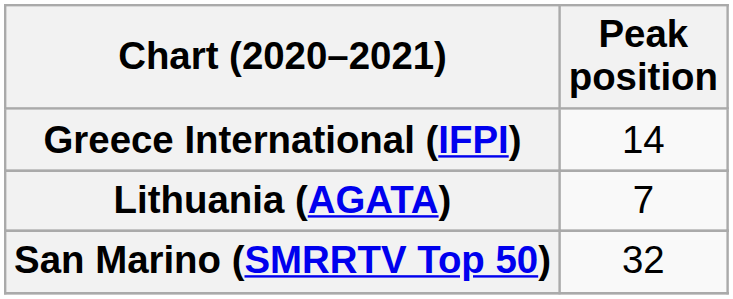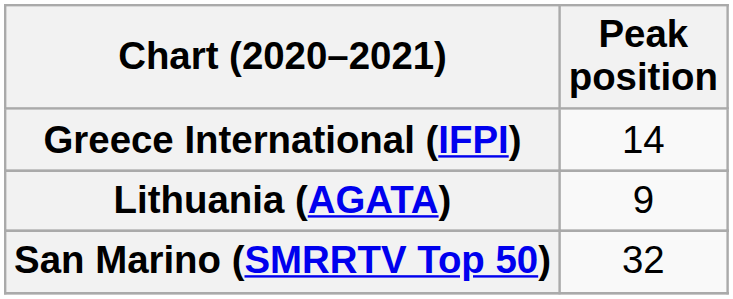(643, 199) 7 -> (643, 199) 9
